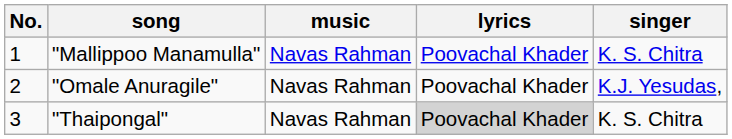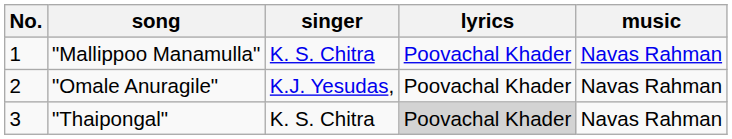columns swapped: (660, 21) <-> (341, 21)
